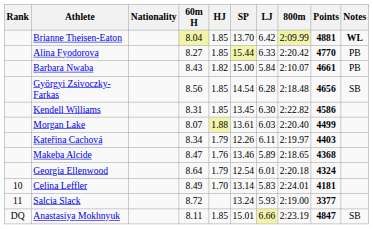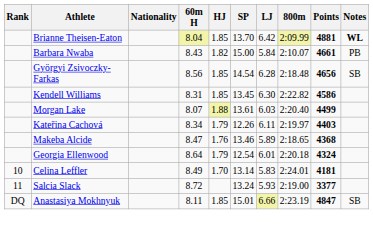- row: (66, 53)
